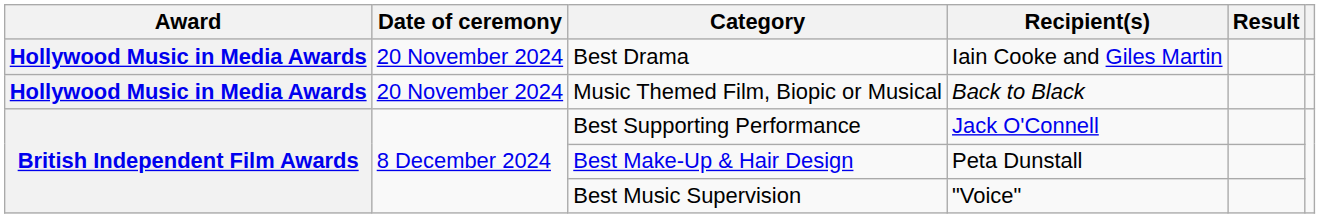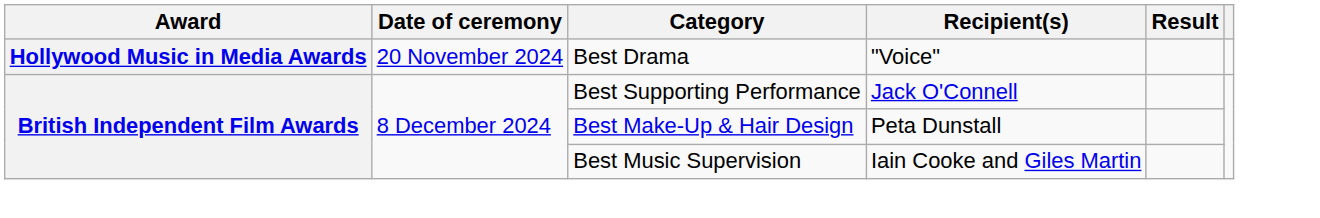(1087, 56) Iain Cooke and Giles Martin -> (906, 56) "Voice"
- row: (758, 91)
(987, 195) "Voice" -> (1006, 160) Iain Cooke and Giles Martin
